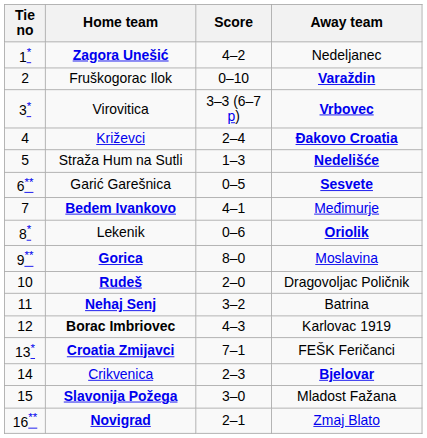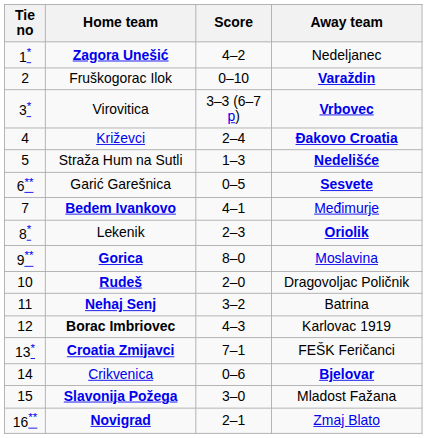(234, 232) 0–6 -> (234, 232) 2–3
(234, 374) 2–3 -> (234, 374) 0–6
